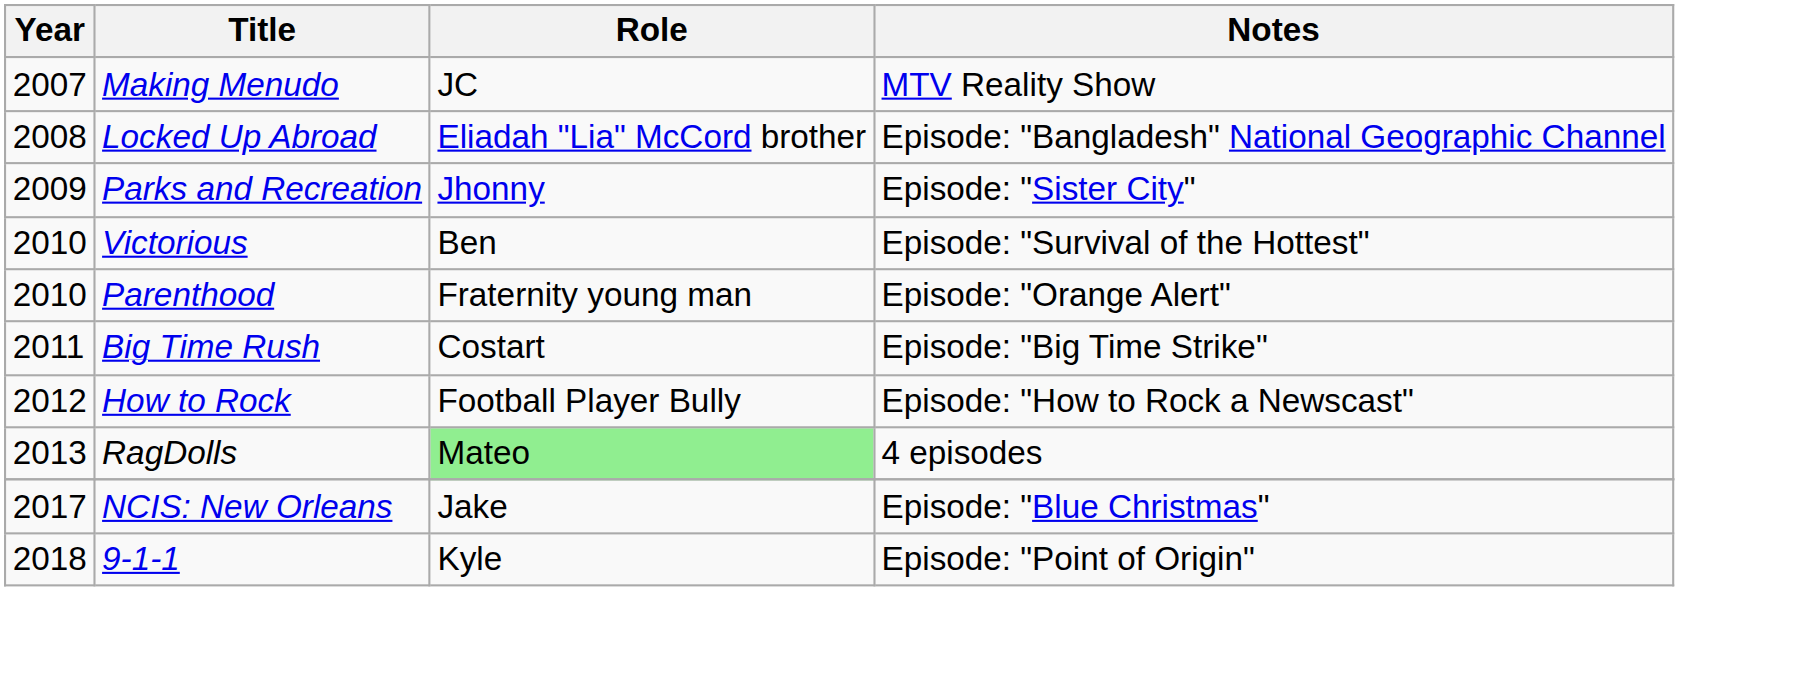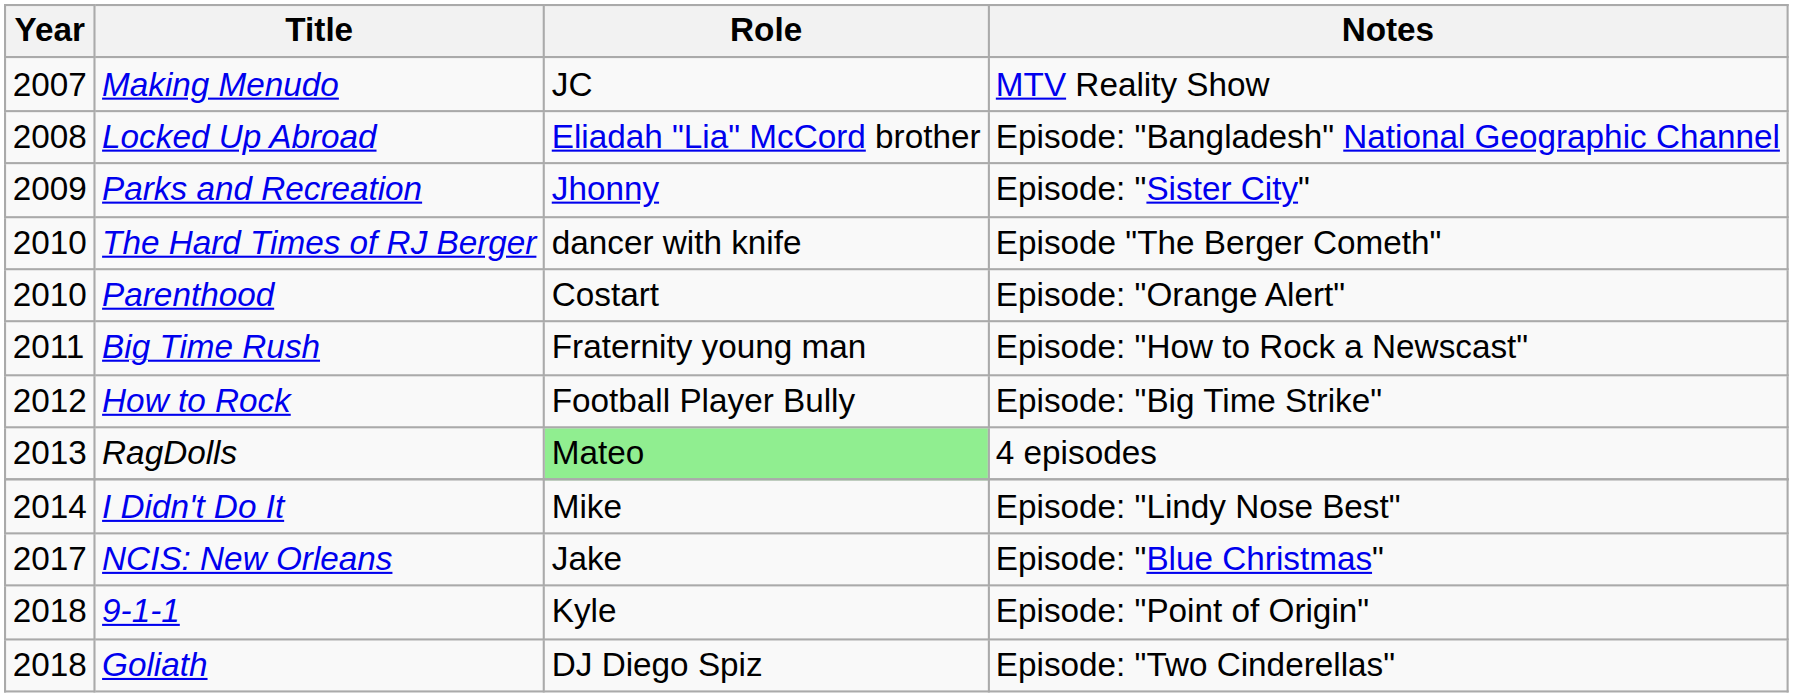+ row: (319, 242)
- row: (175, 242)
(595, 294) Fraternity young man -> (605, 294) Costart
(491, 347) Costart -> (709, 347) Fraternity young man
(1075, 347) Episode: "Big Time Strike" -> (1262, 347) Episode: "How to Rock a Newscast"
(1148, 400) Episode: "How to Rock a Newscast" -> (1189, 400) Episode: "Big Time Strike"
+ row: (193, 505)
+ row: (155, 664)
